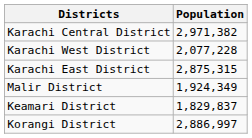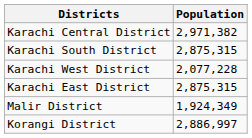+ row: (82, 51)
- row: (62, 106)
